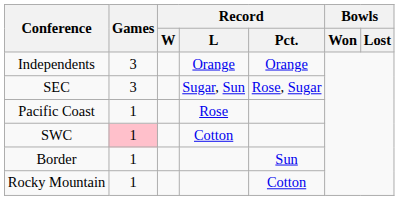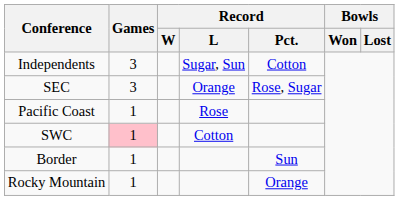(214, 64) Orange -> (214, 64) Sugar, Sun
(287, 64) Orange -> (287, 64) Cotton
(214, 88) Sugar, Sun -> (214, 88) Orange
(287, 183) Cotton -> (287, 183) Orange
